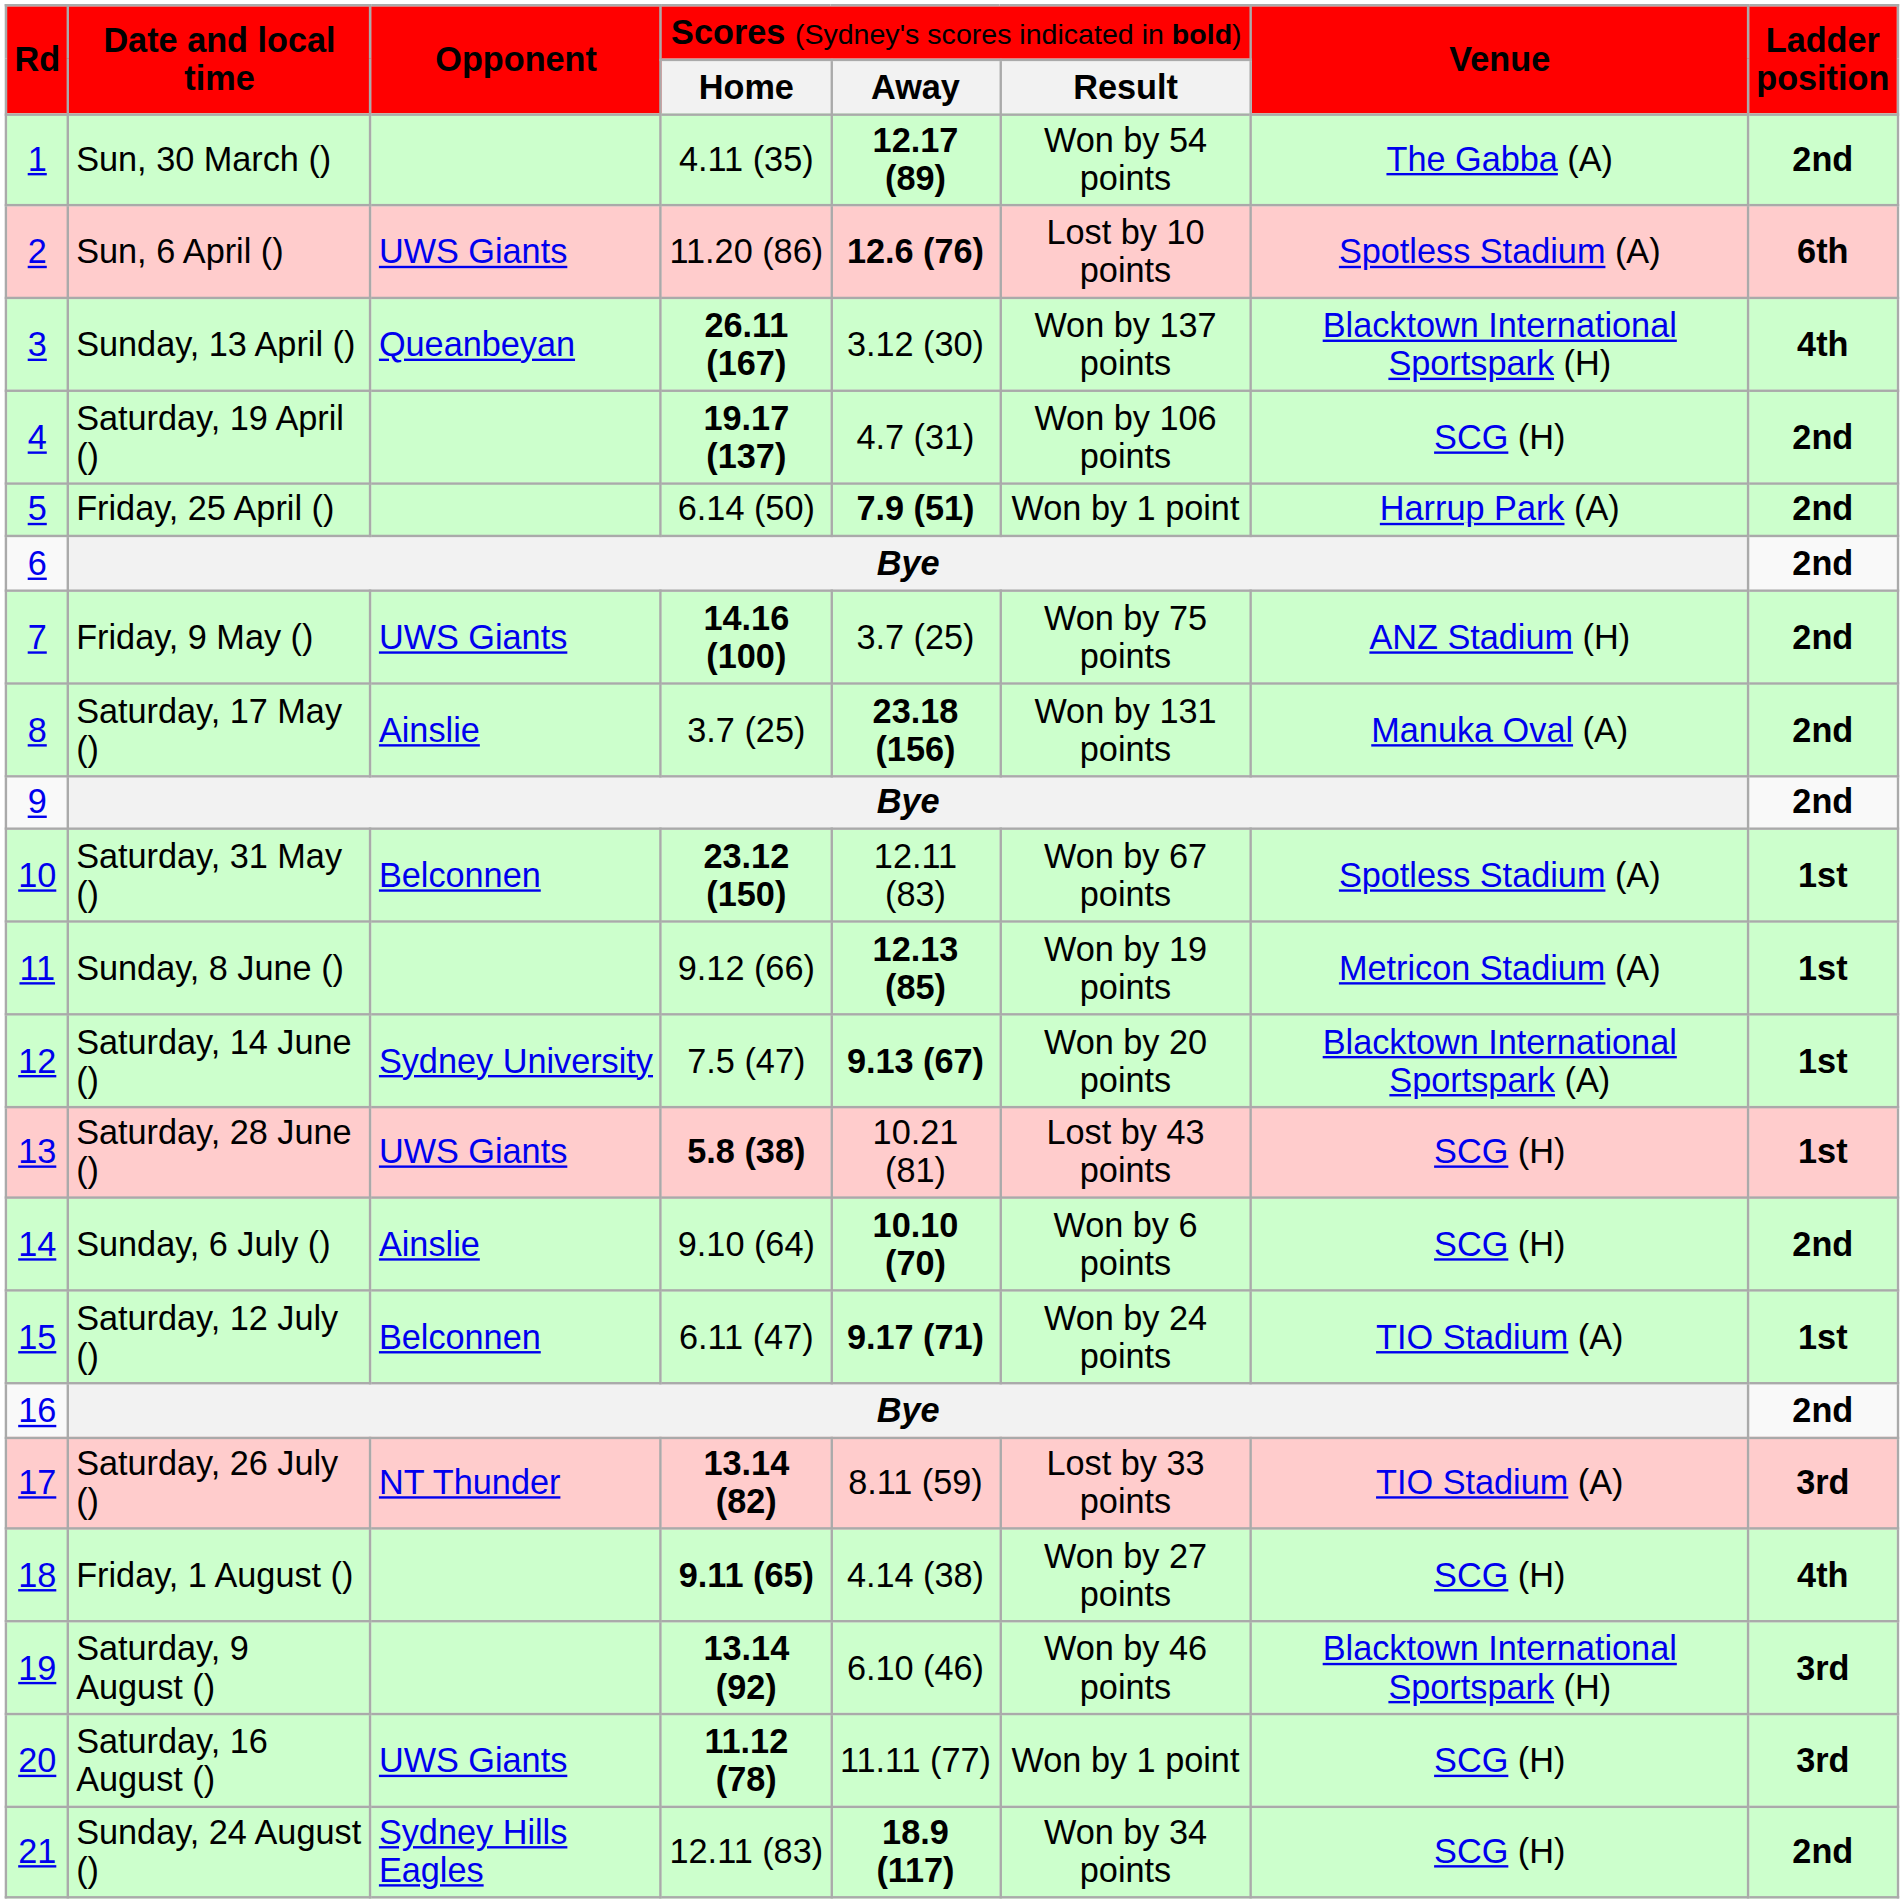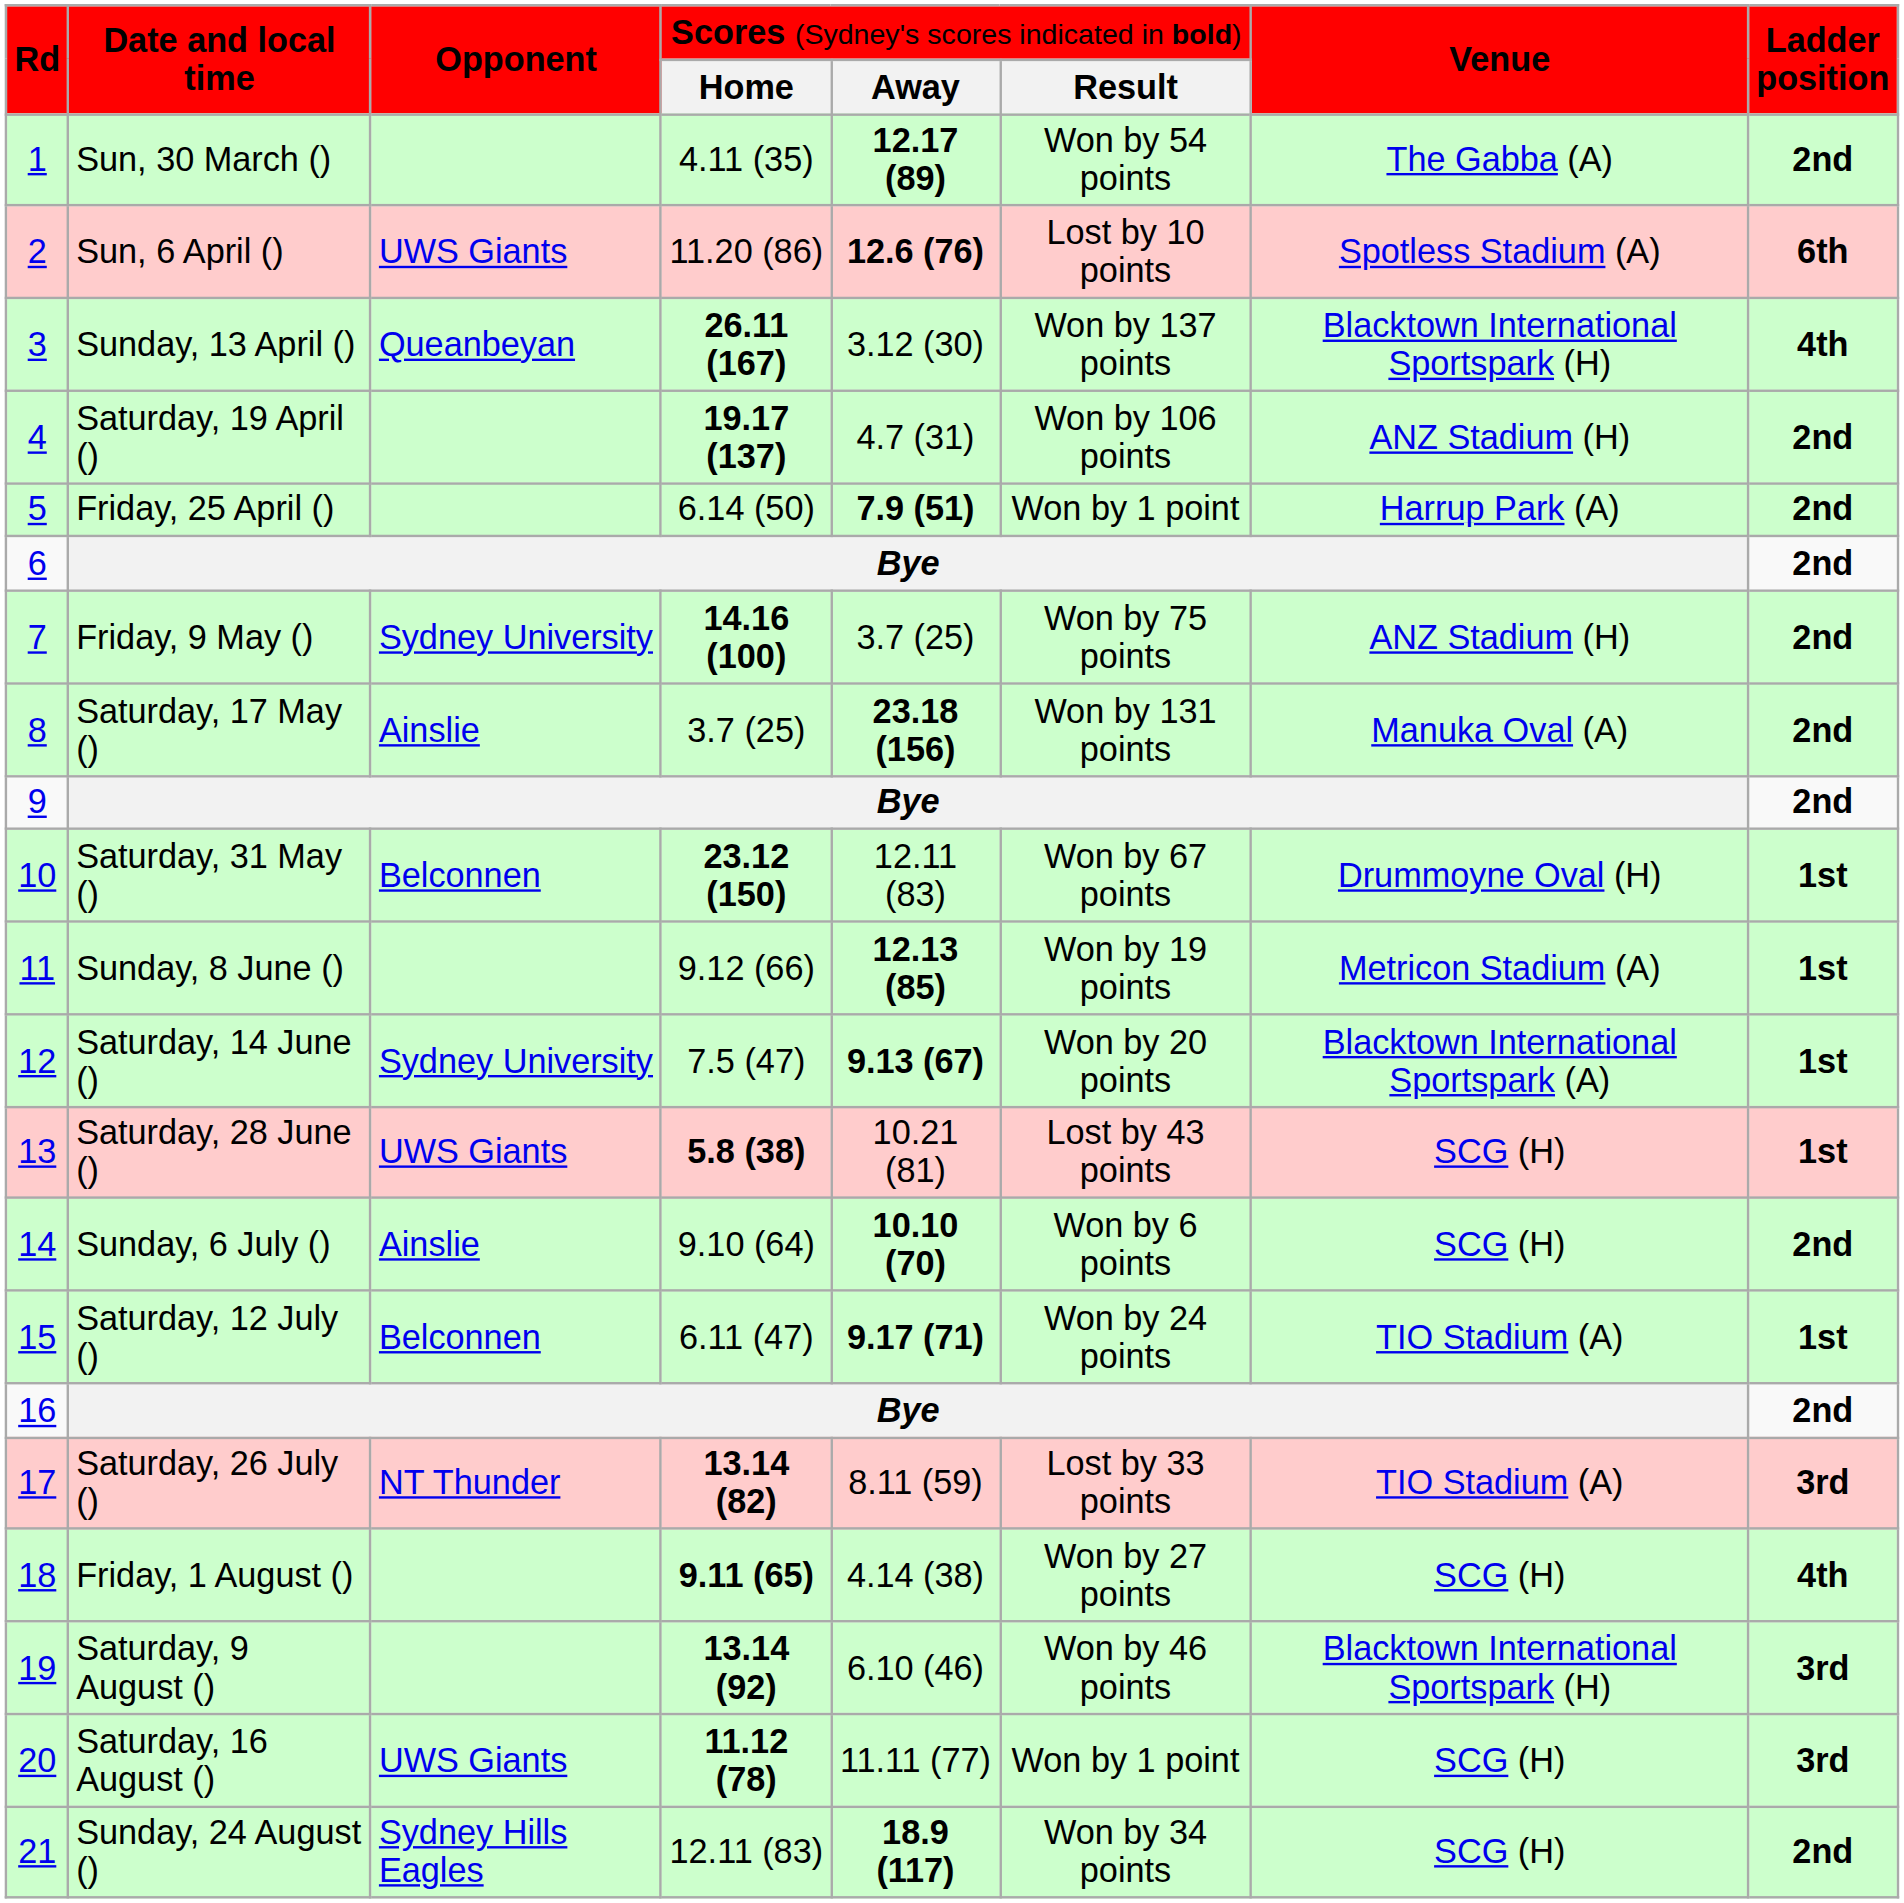(1500, 437) SCG (H) -> (1500, 437) ANZ Stadium (H)
(473, 637) UWS Giants -> (516, 637) Sydney University
(1500, 876) Spotless Stadium (A) -> (1500, 876) Drummoyne Oval (H)
